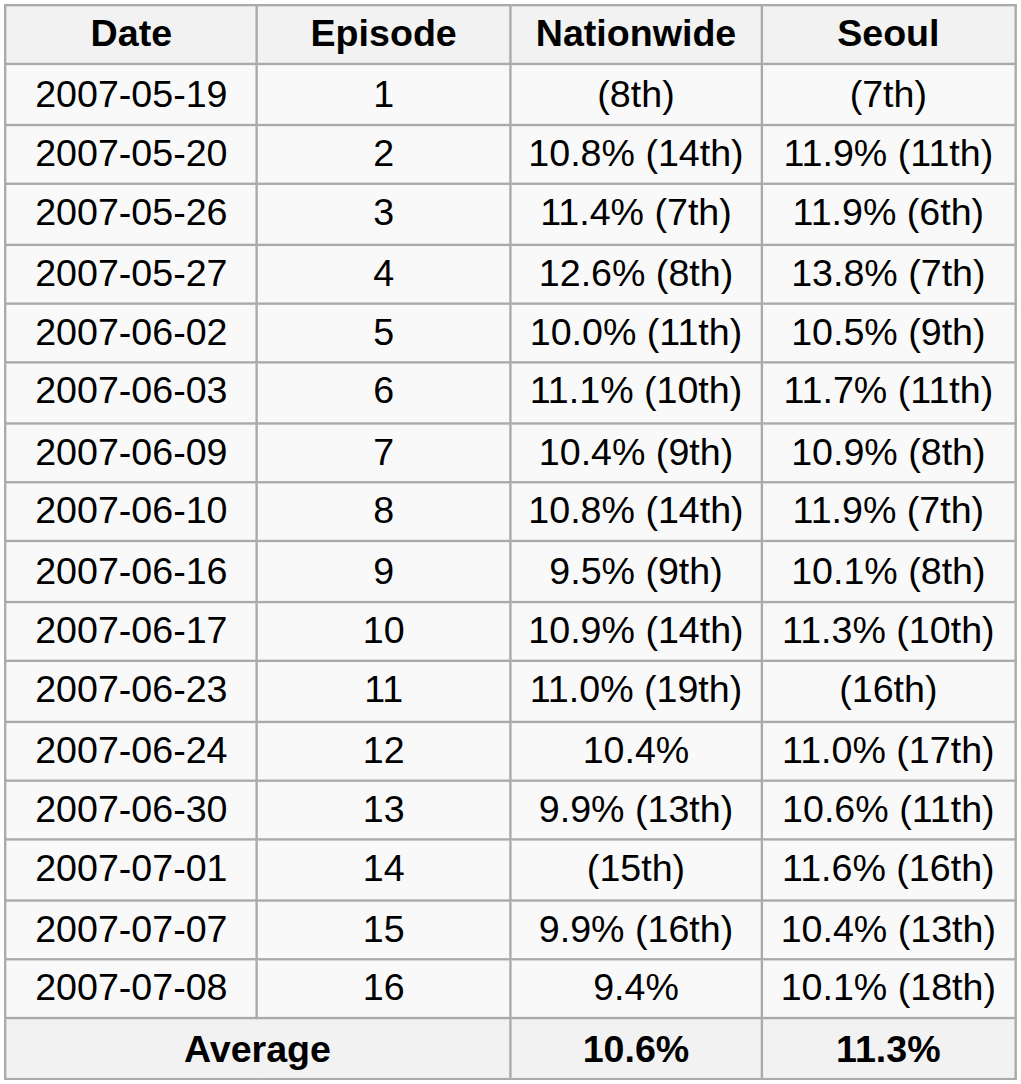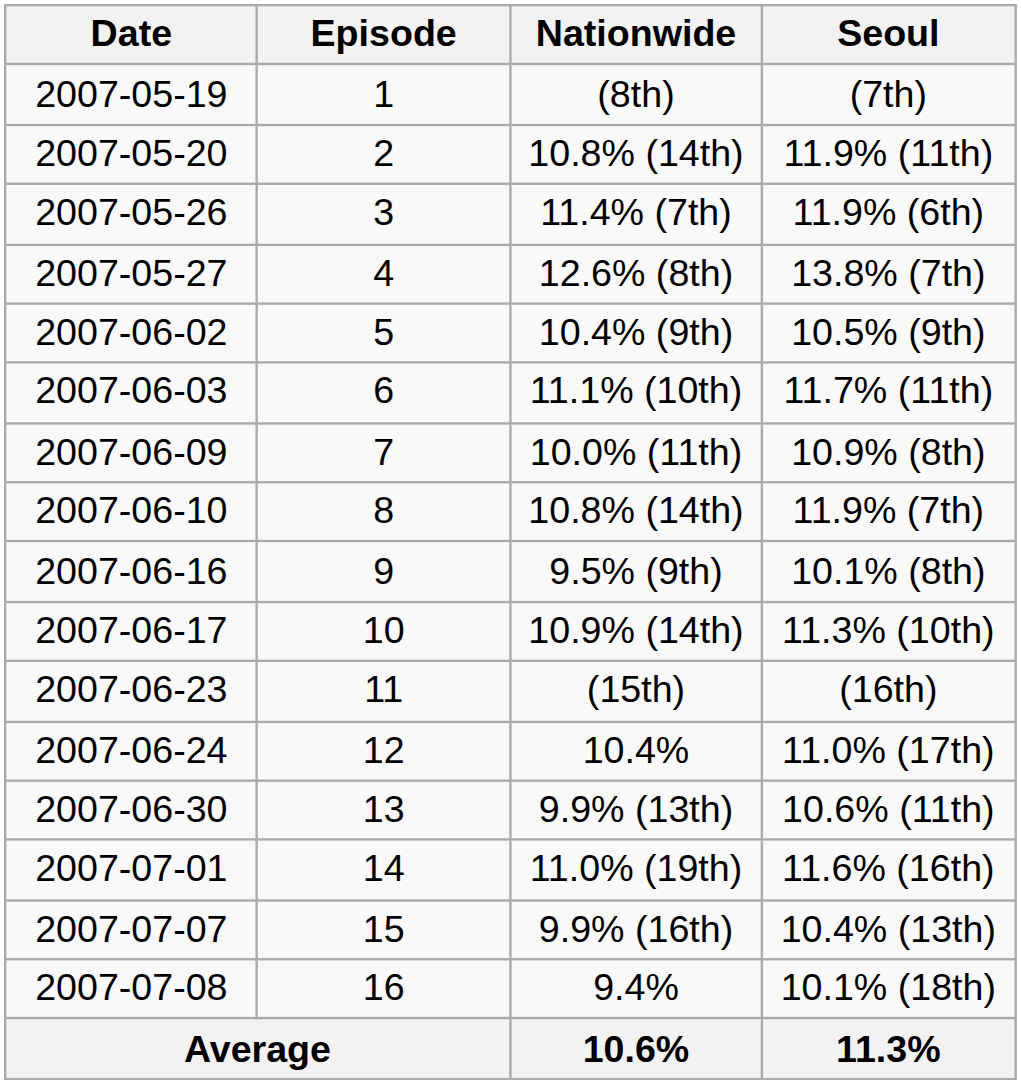(636, 332) 10.0% (11th) -> (636, 332) 10.4% (9th)
(636, 451) 10.4% (9th) -> (636, 451) 10.0% (11th)
(636, 690) 11.0% (19th) -> (636, 690) (15th)
(636, 869) (15th) -> (636, 869) 11.0% (19th)
